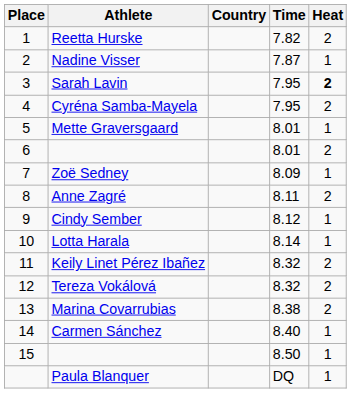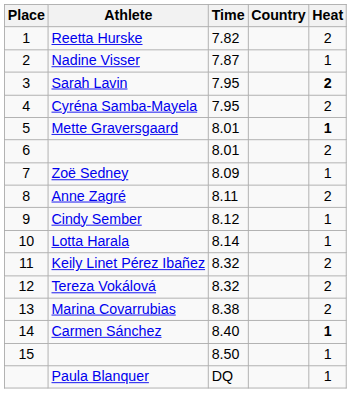columns swapped: (239, 15) <-> (289, 15)
(328, 128) normal -> (328, 128) bold
(328, 331) normal -> (328, 331) bold
